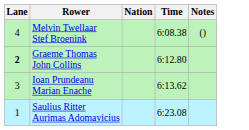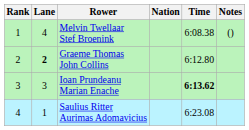+ column: (18, 12)
(172, 86) normal -> (199, 86) bold
